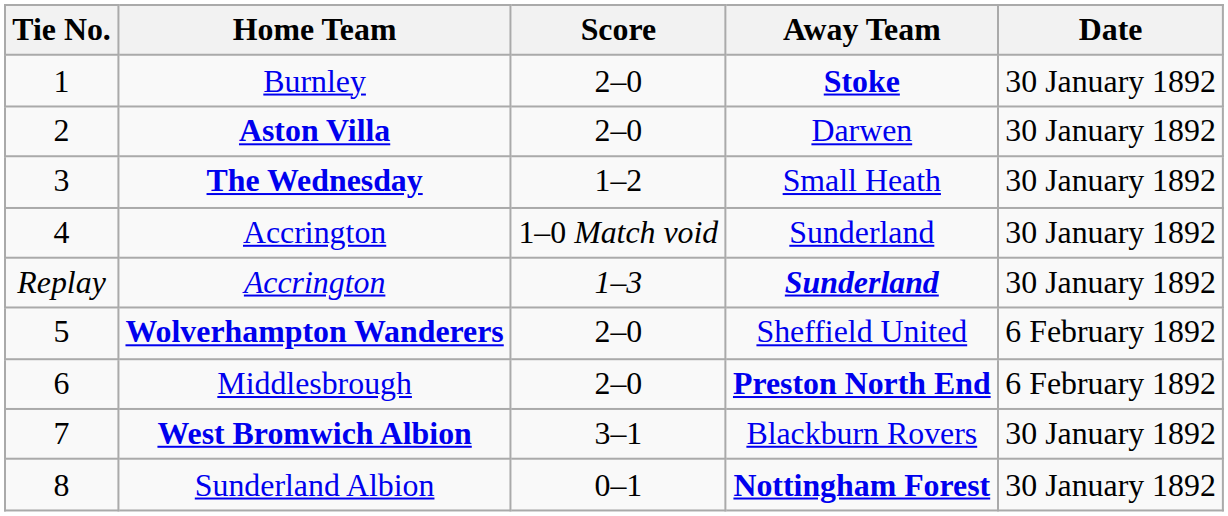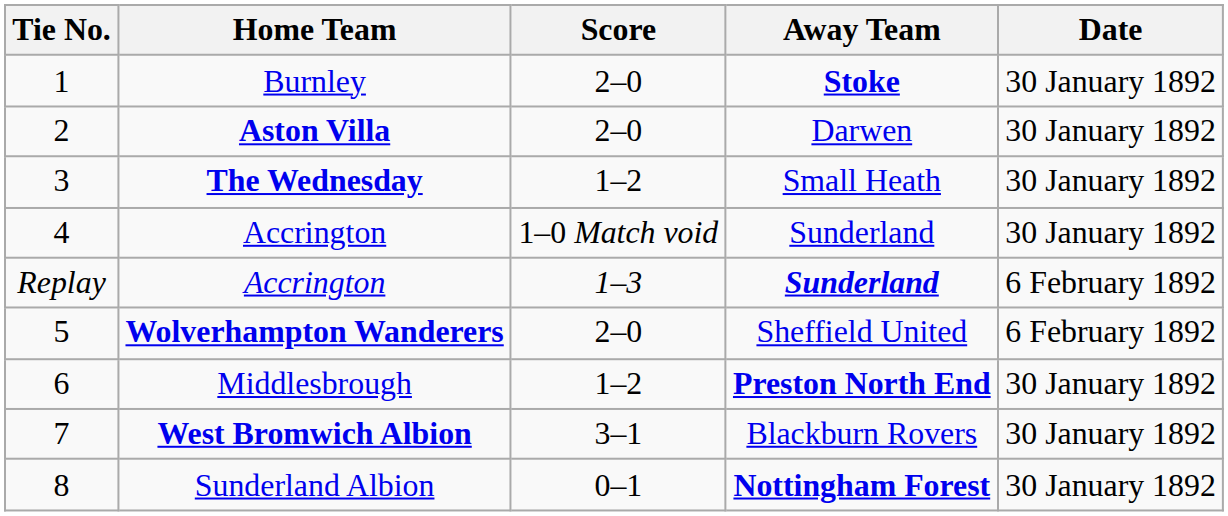(1111, 282) 30 January 1892 -> (1111, 282) 6 February 1892
(618, 383) 2–0 -> (618, 383) 1–2
(1111, 383) 6 February 1892 -> (1111, 383) 30 January 1892
